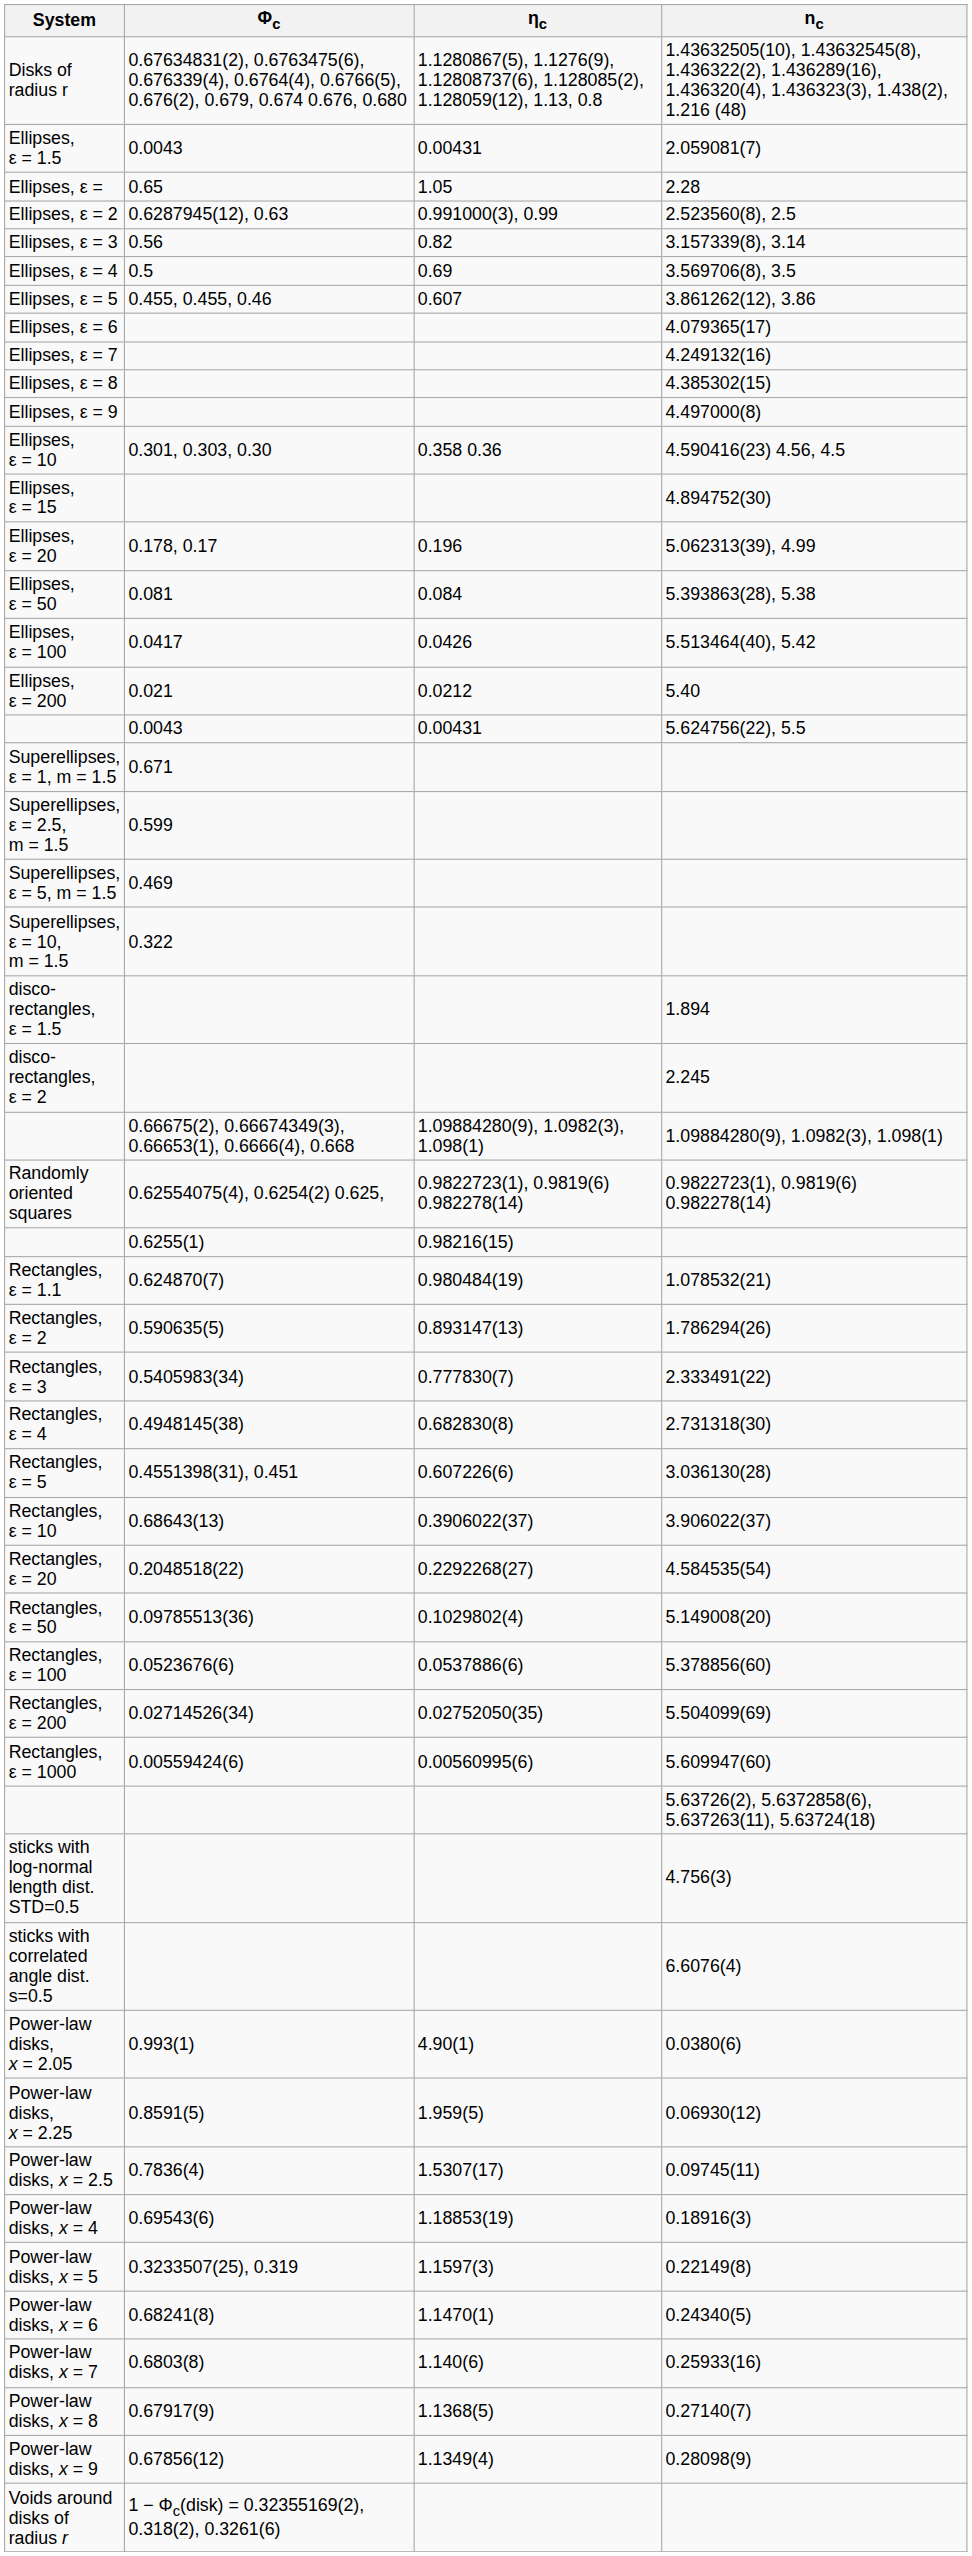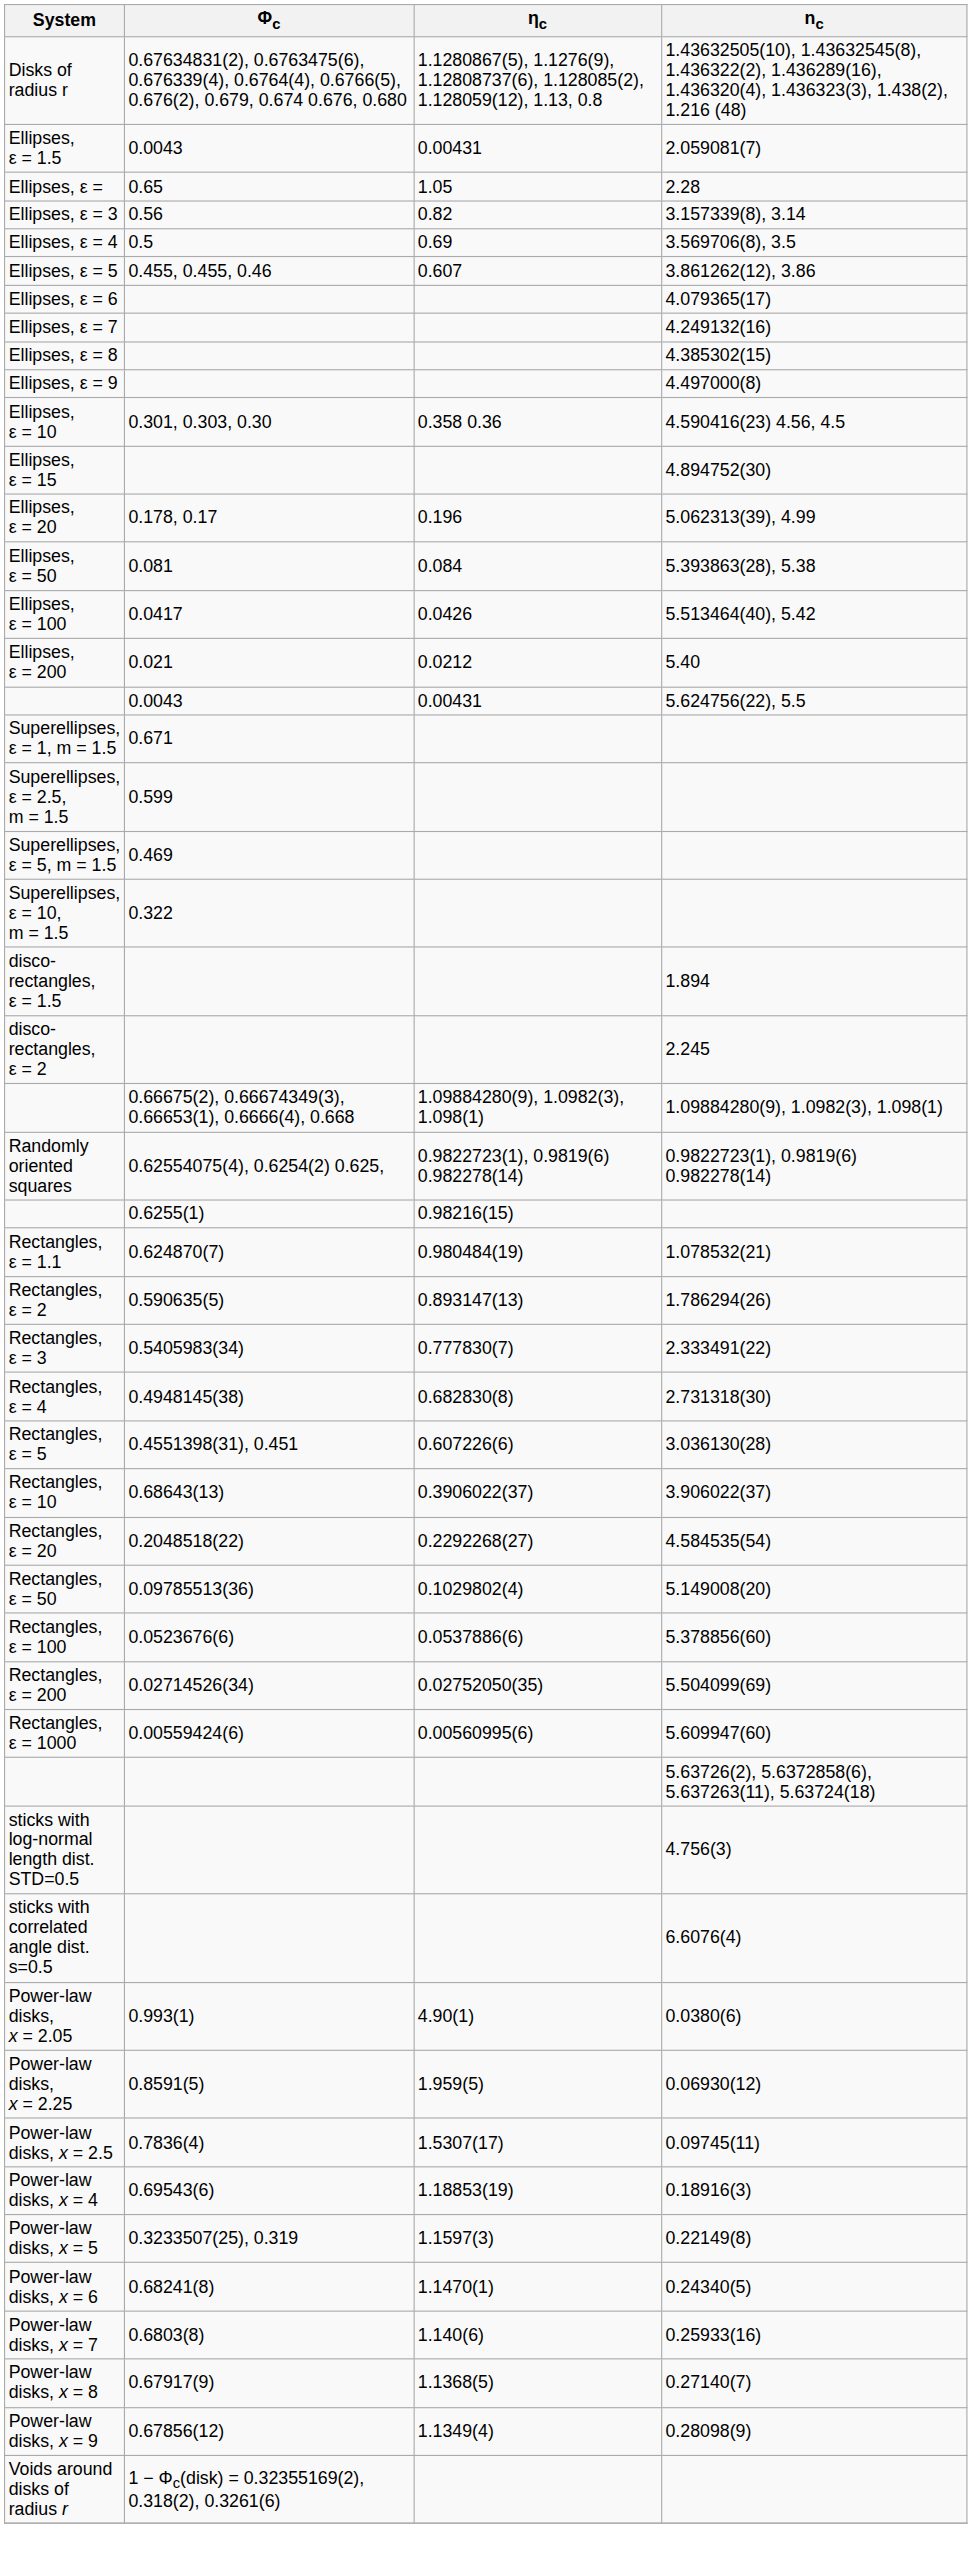- row: (63, 214)
